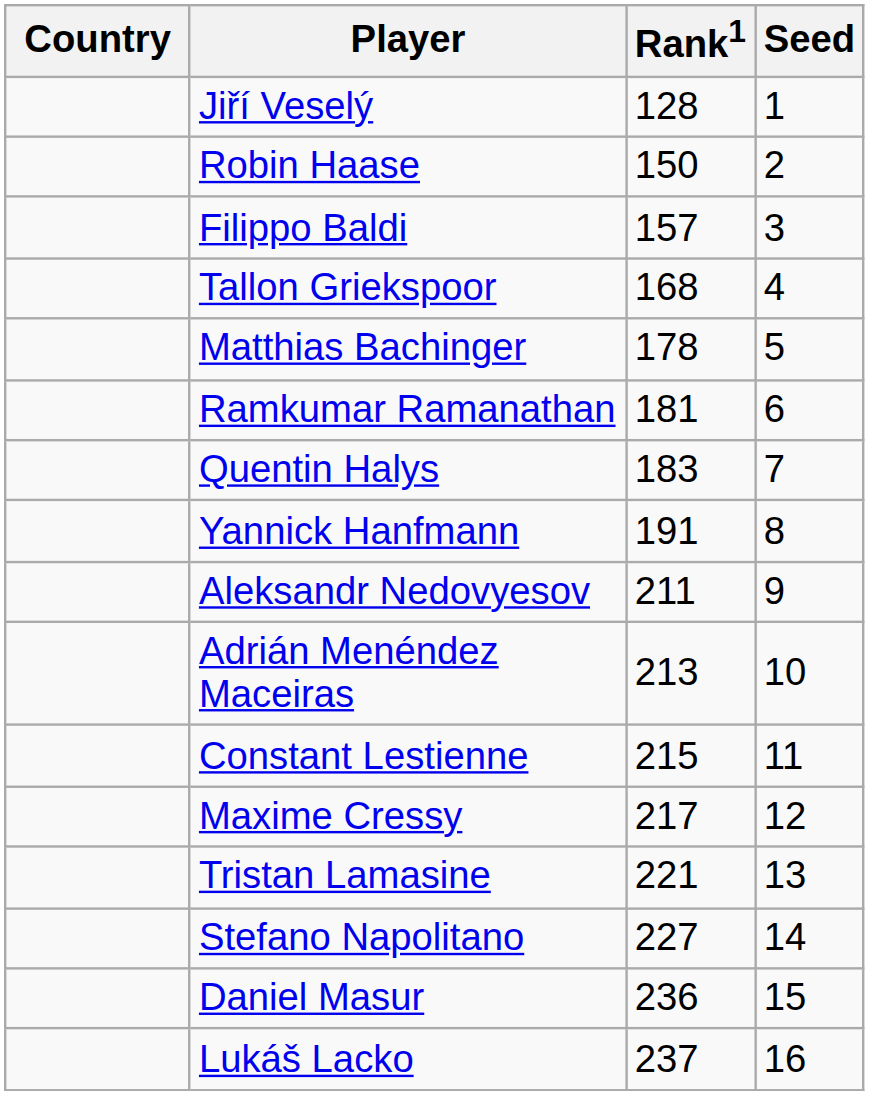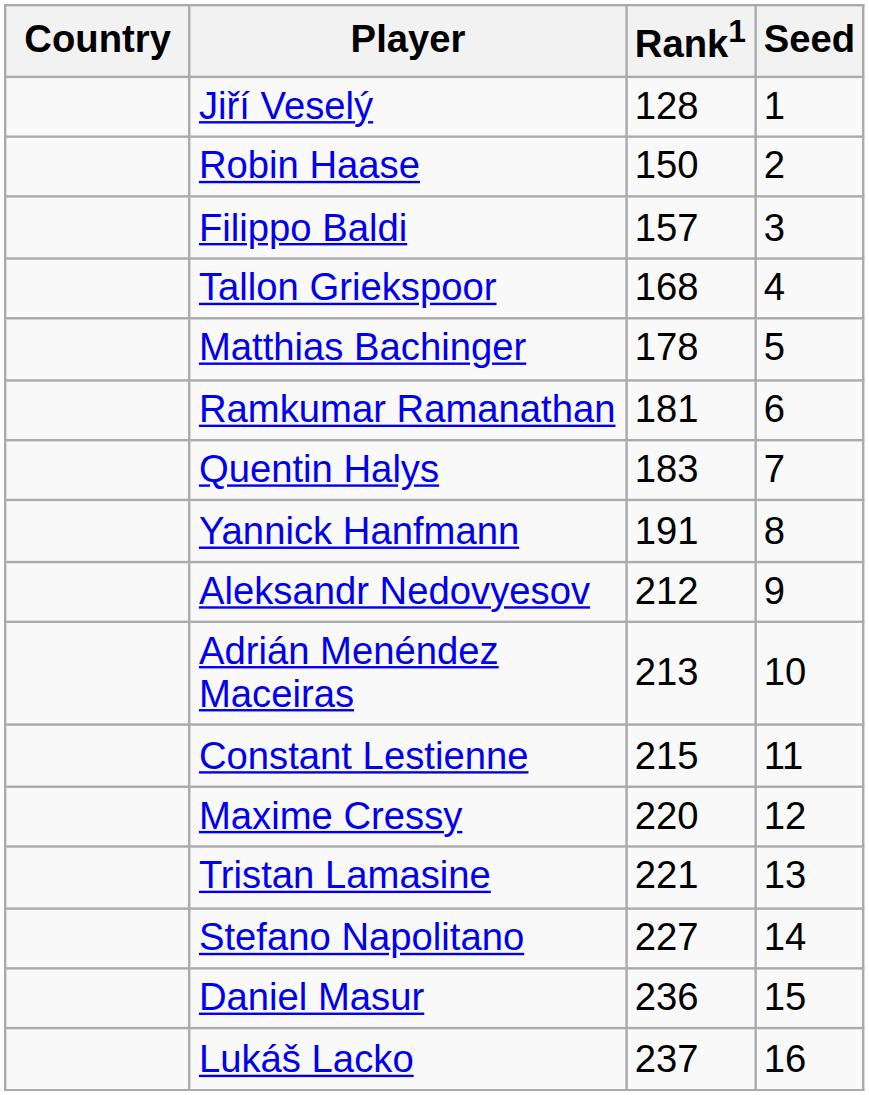(665, 590) 211 -> (667, 590) 212
(667, 815) 217 -> (667, 815) 220
